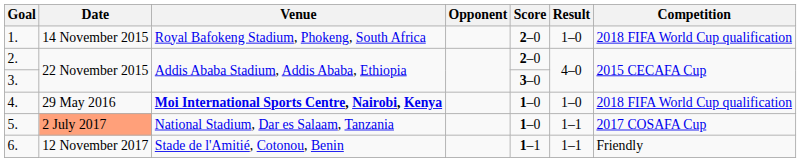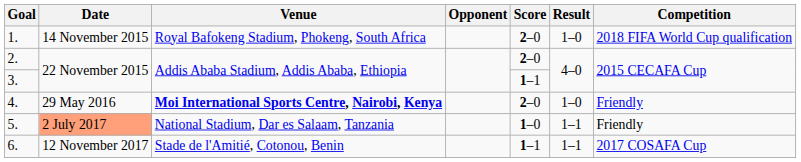(530, 80) 3–0 -> (530, 80) 1–1
(530, 102) 1–0 -> (530, 102) 2–0
(694, 102) 2018 FIFA World Cup qualification -> (620, 102) Friendly
(651, 124) 2017 COSAFA Cup -> (620, 124) Friendly
(620, 146) Friendly -> (651, 146) 2017 COSAFA Cup
